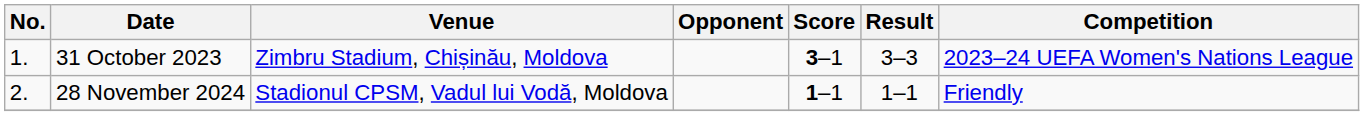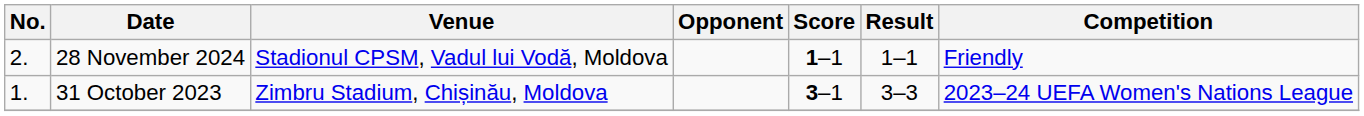rows swapped: (139, 57) <-> (150, 92)
